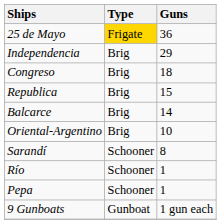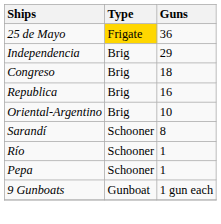(166, 92) 15 -> (166, 92) 16
- row: (29, 111)
